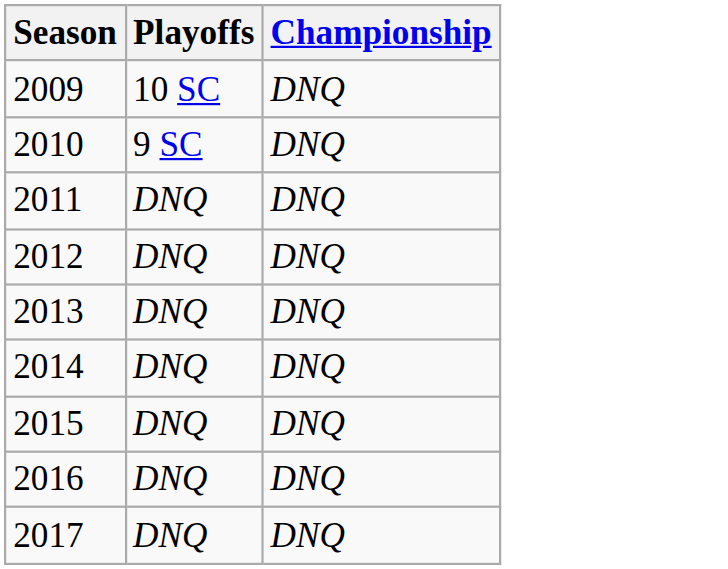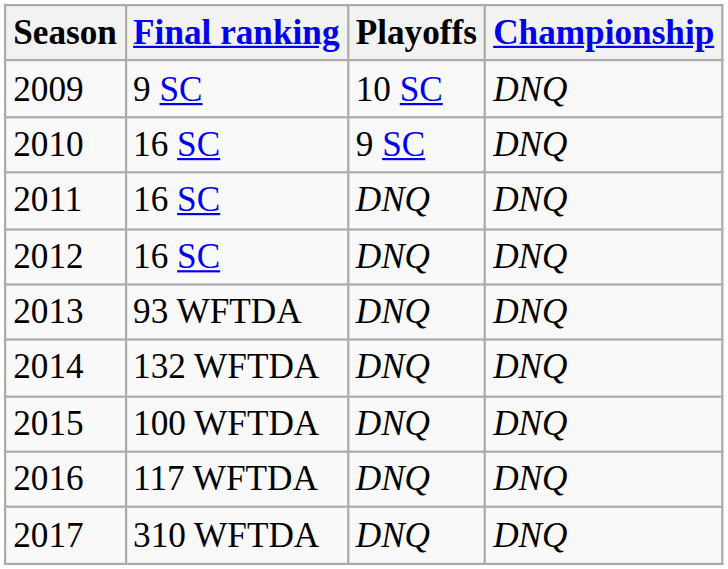+ column: (236, 32)
